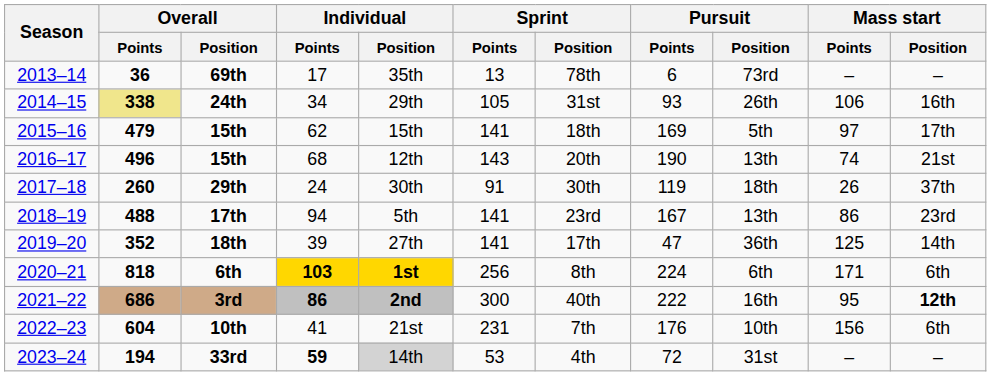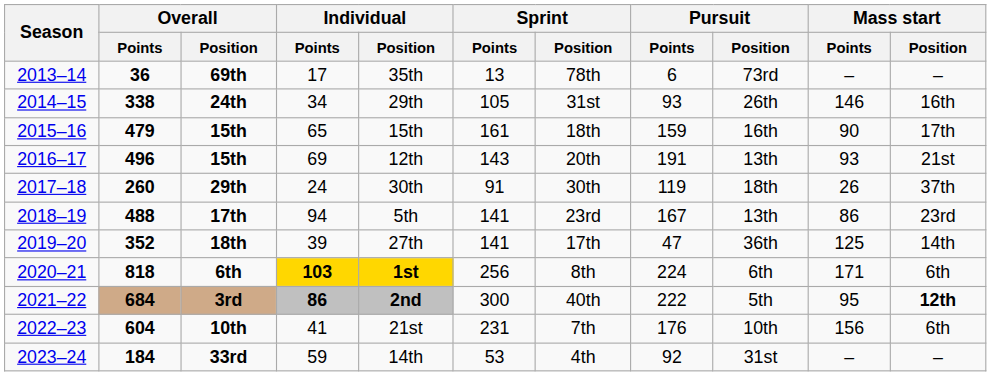(140, 103) khaki background -> (140, 103) no background
(849, 103) 106 -> (849, 103) 146
(317, 131) 62 -> (317, 131) 65
(495, 131) 141 -> (495, 131) 161
(672, 131) 169 -> (672, 131) 159
(761, 131) 5th -> (761, 131) 16th
(849, 131) 97 -> (849, 131) 90
(317, 159) 68 -> (317, 159) 69
(672, 159) 190 -> (672, 159) 191
(849, 159) 74 -> (849, 159) 93
(140, 300) 686 -> (140, 300) 684
(761, 300) 16th -> (761, 300) 5th
(140, 356) 194 -> (140, 356) 184
(317, 356) bold -> (317, 356) normal
(406, 356) lightgrey background -> (406, 356) no background
(672, 356) 72 -> (672, 356) 92
